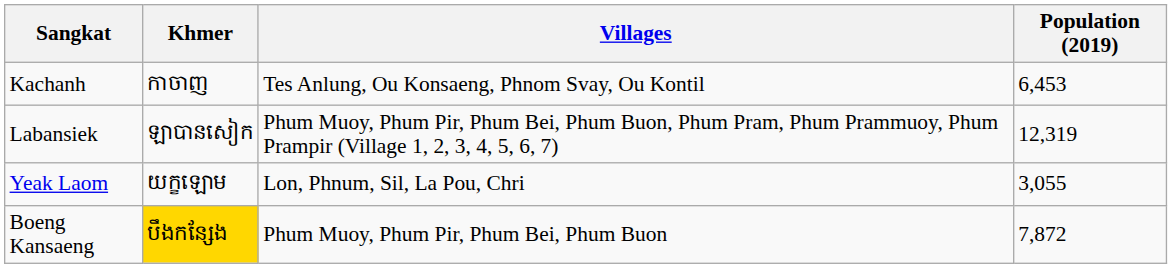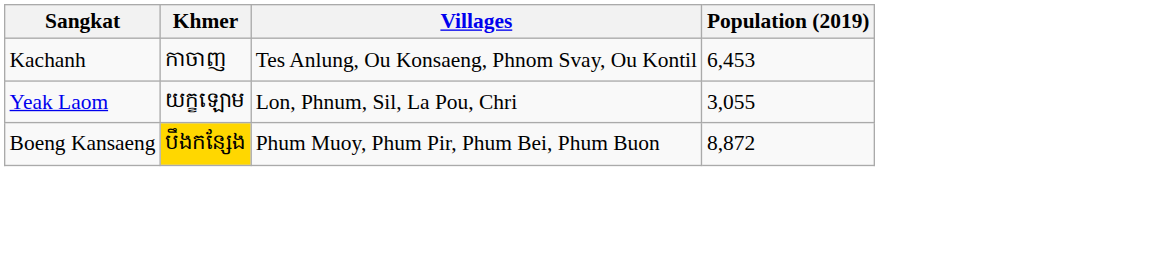- row: (54, 133)
(1042, 233) 7,872 -> (731, 143) 8,872
